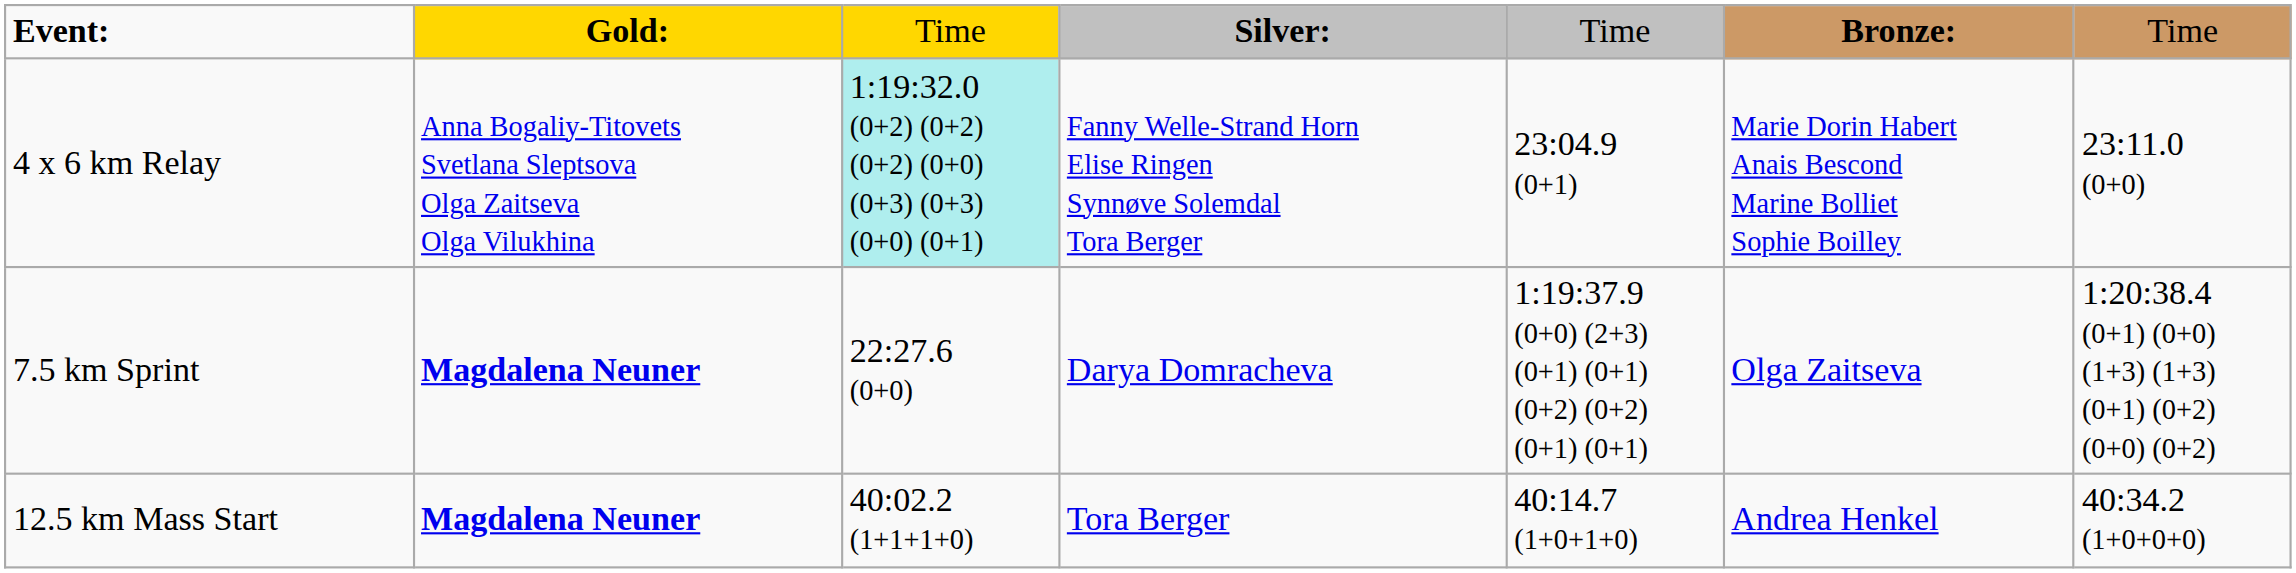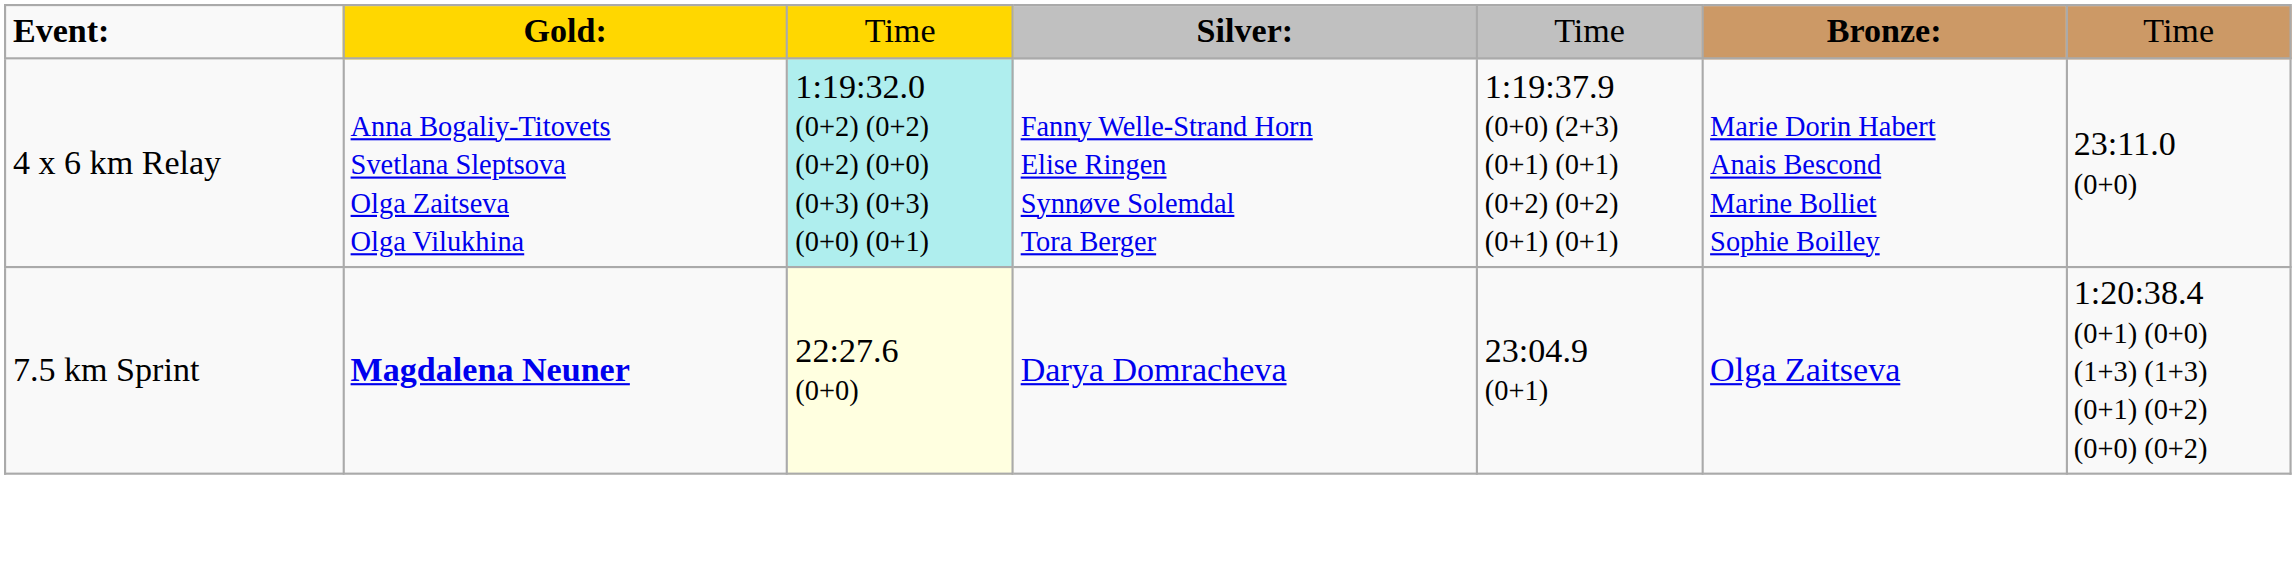(1566, 162) 23:04.9 (0+1) -> (1552, 162) 1:19:37.9 (0+0) (2+3) (0+1) (0+1) (0+2) (0+2) (0+1) (0+1)
(901, 369) no background -> (847, 369) lightyellow background
(1581, 369) 1:19:37.9 (0+0) (2+3) (0+1) (0+1) (0+2) (0+2) (0+1) (0+1) -> (1536, 369) 23:04.9 (0+1)
- row: (145, 519)
